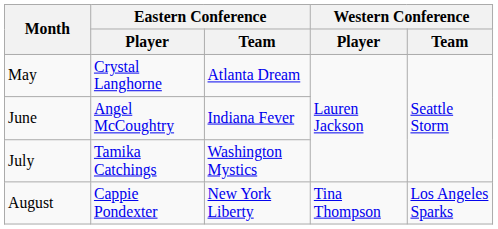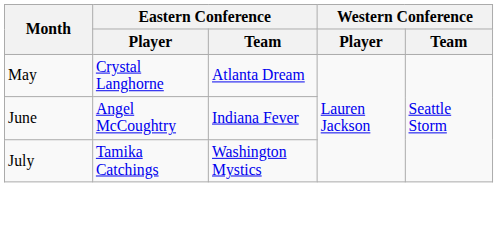- row: (31, 203)
